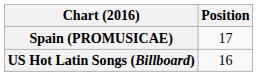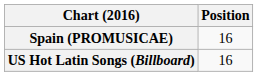(225, 37) 17 -> (225, 37) 16
